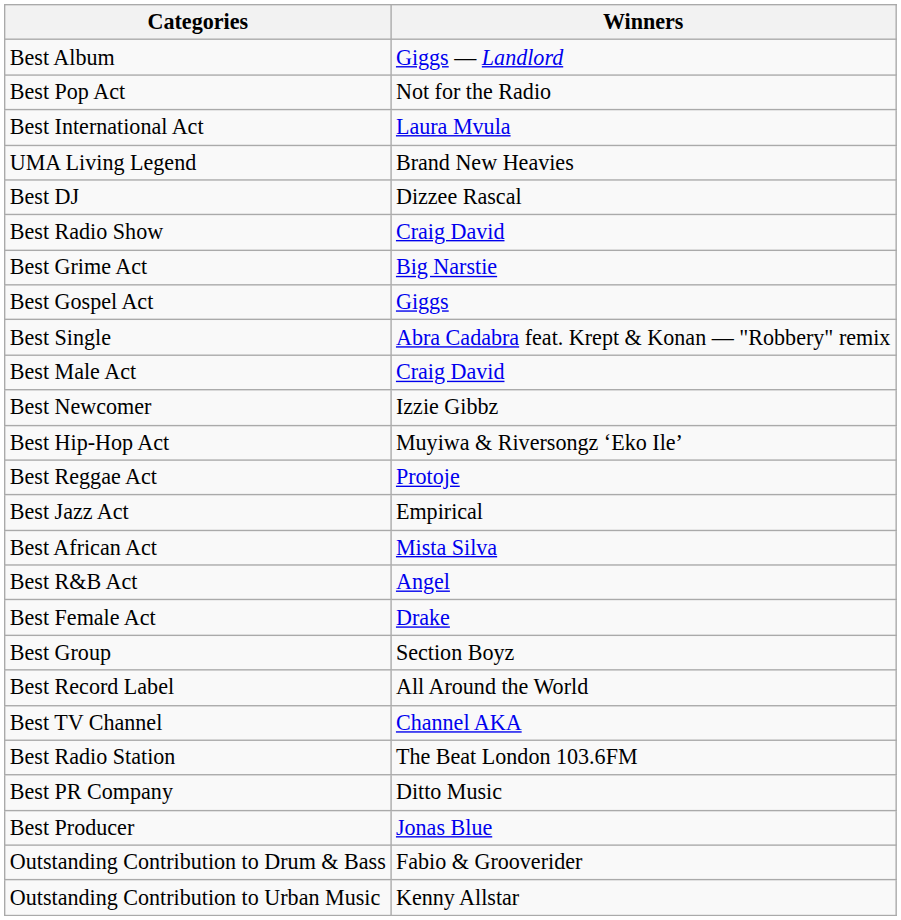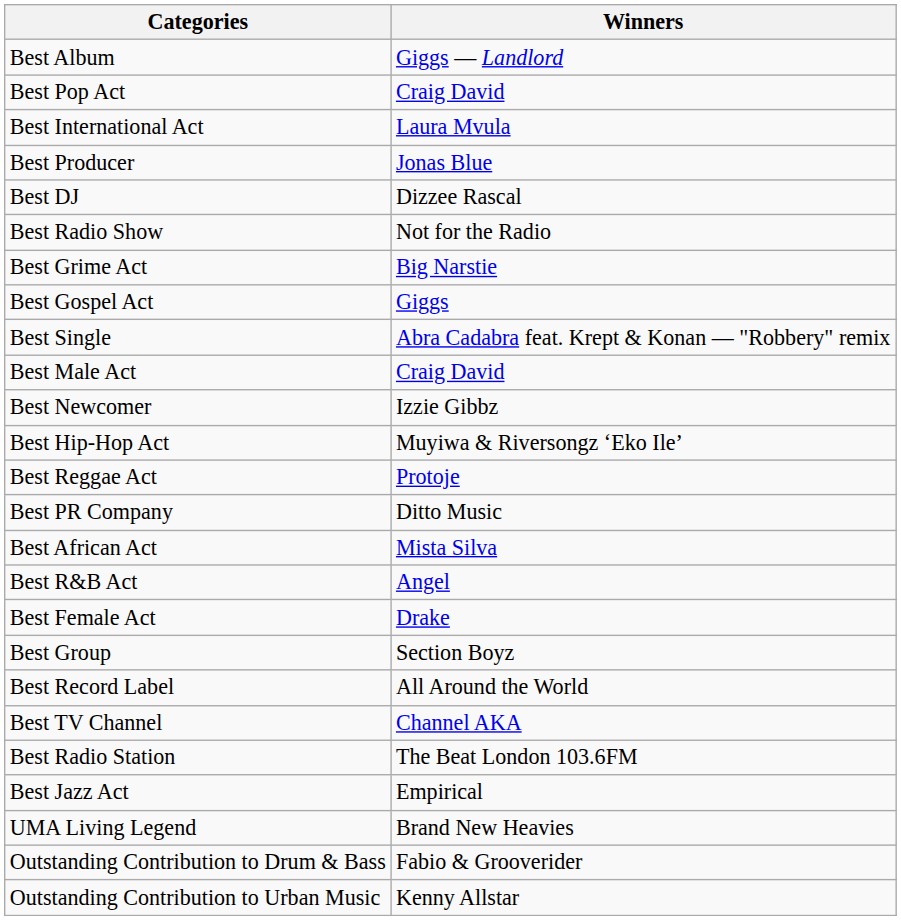(474, 92) Not for the Radio -> (450, 92) Craig David
rows swapped: (72, 827) <-> (103, 162)
(450, 232) Craig David -> (474, 232) Not for the Radio
rows swapped: (69, 512) <-> (91, 792)
